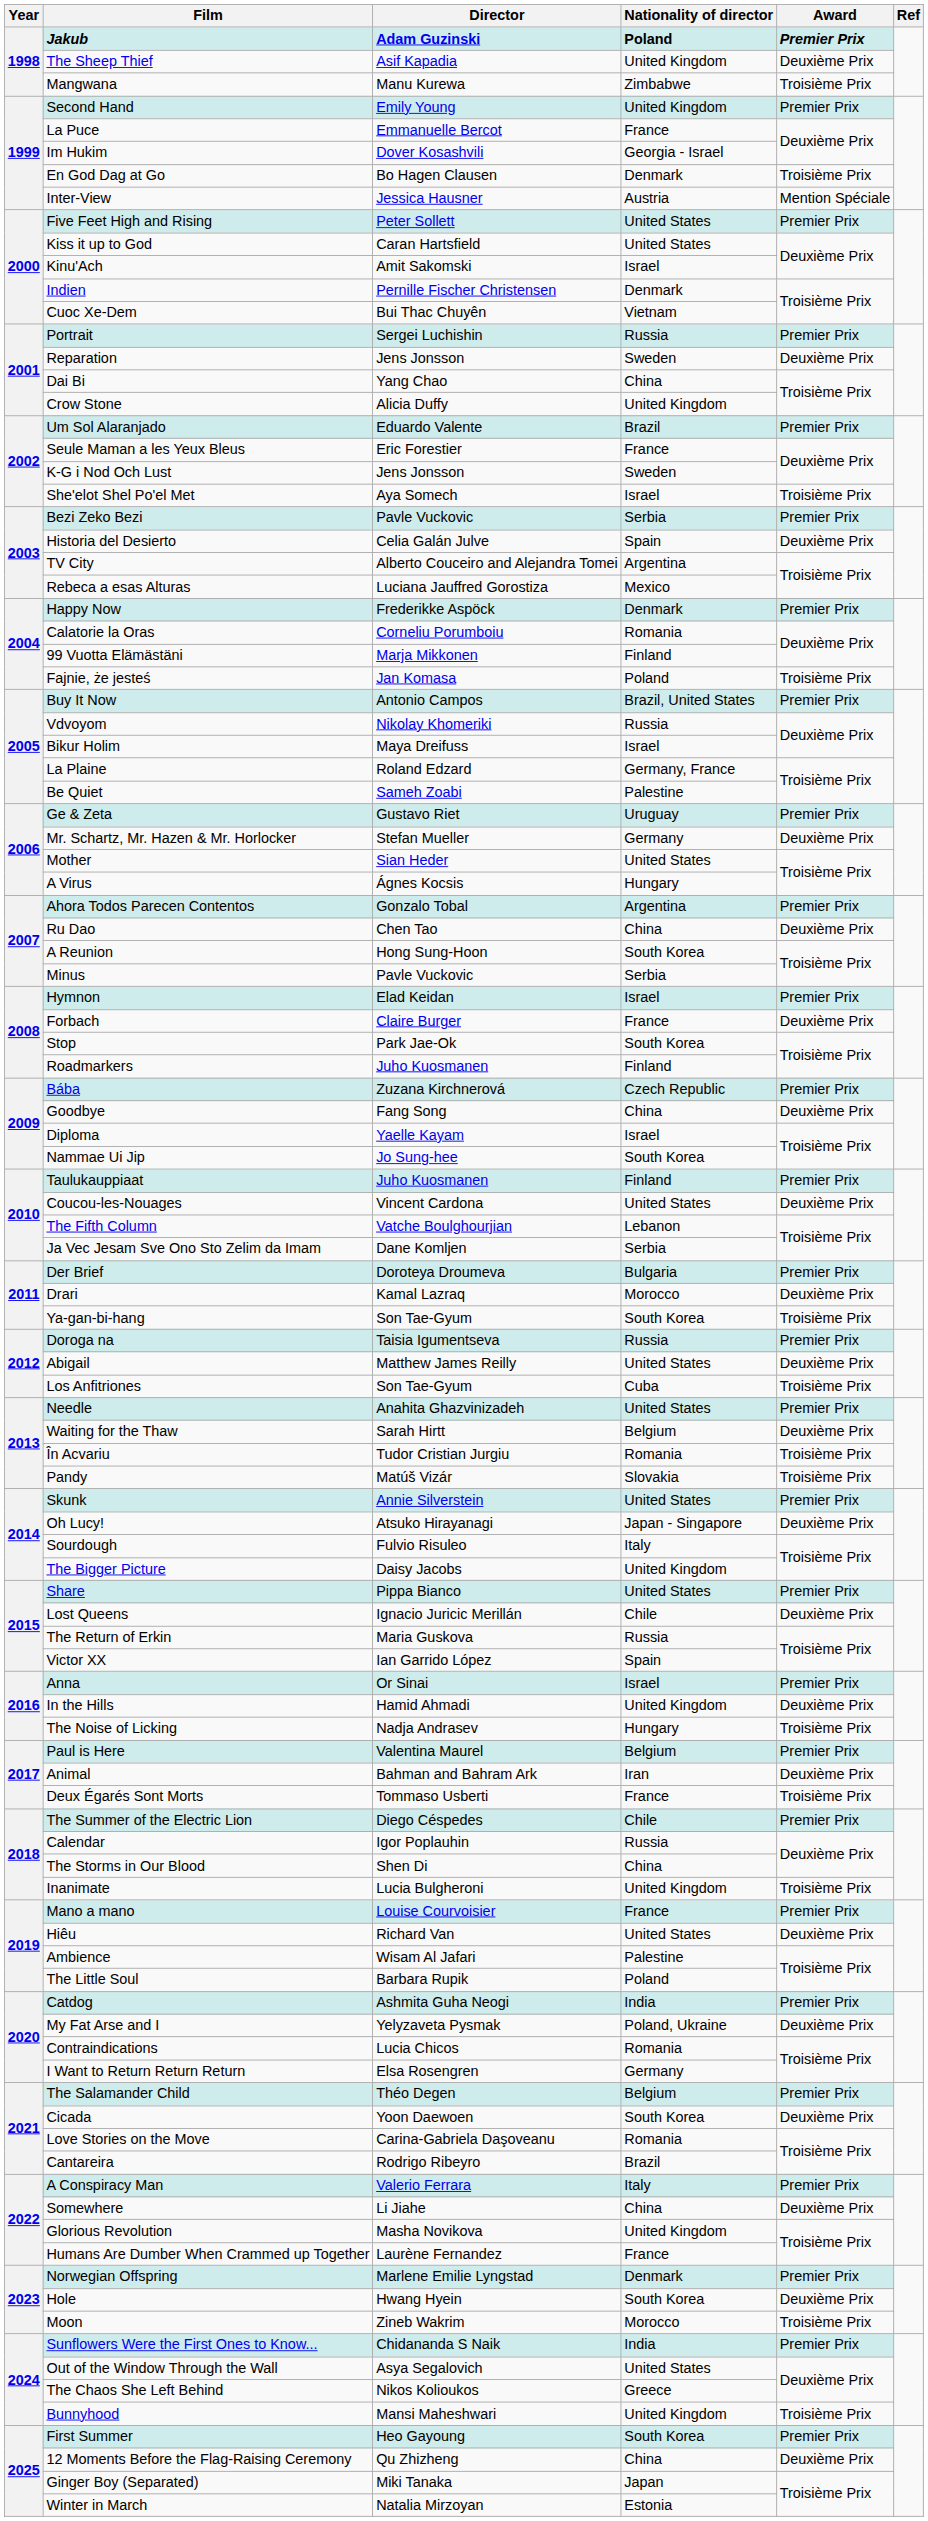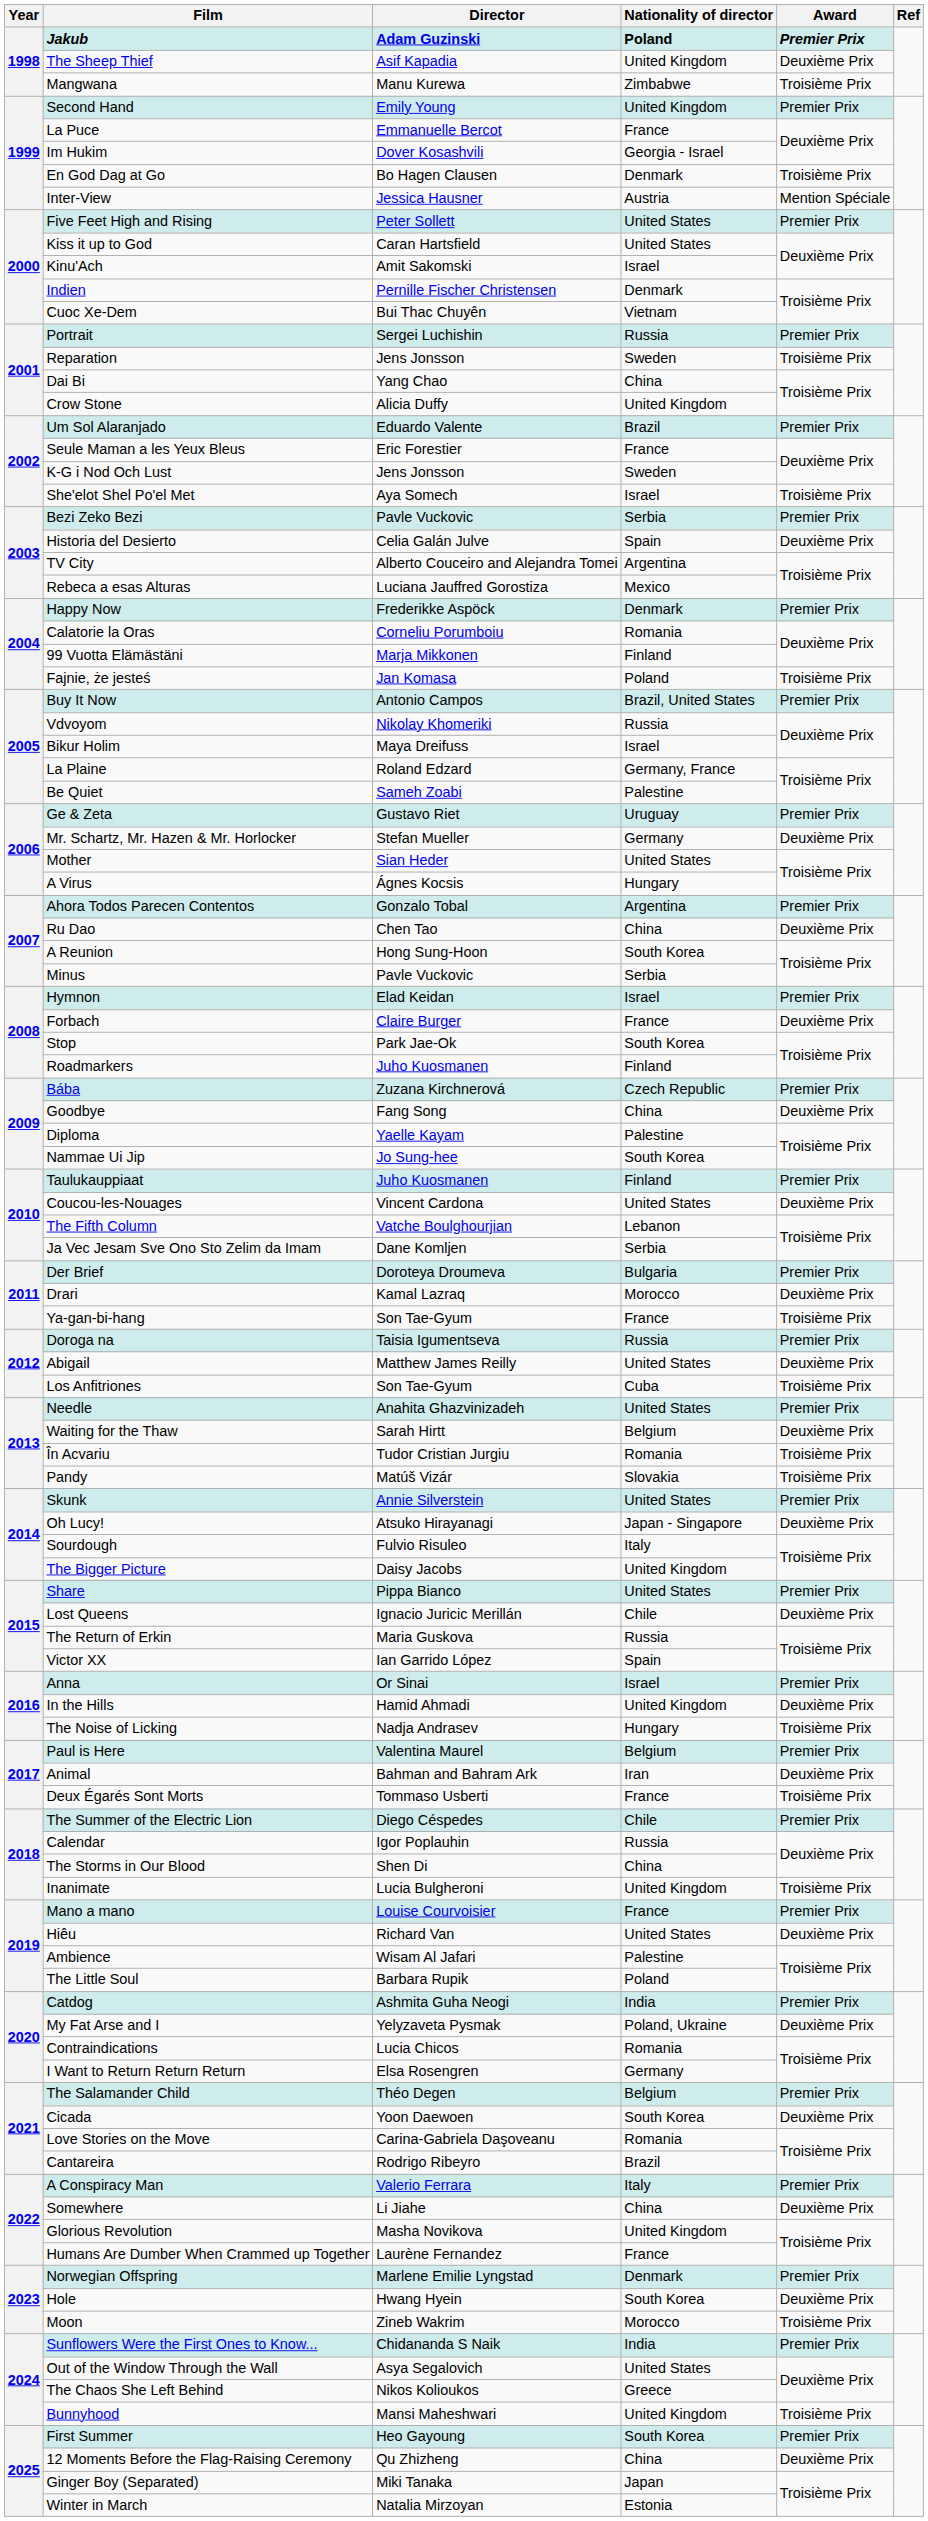(827, 358) Deuxième Prix -> (825, 358) Troisième Prix
(642, 1134) Israel -> (654, 1134) Palestine
(664, 1317) South Korea -> (647, 1317) France
